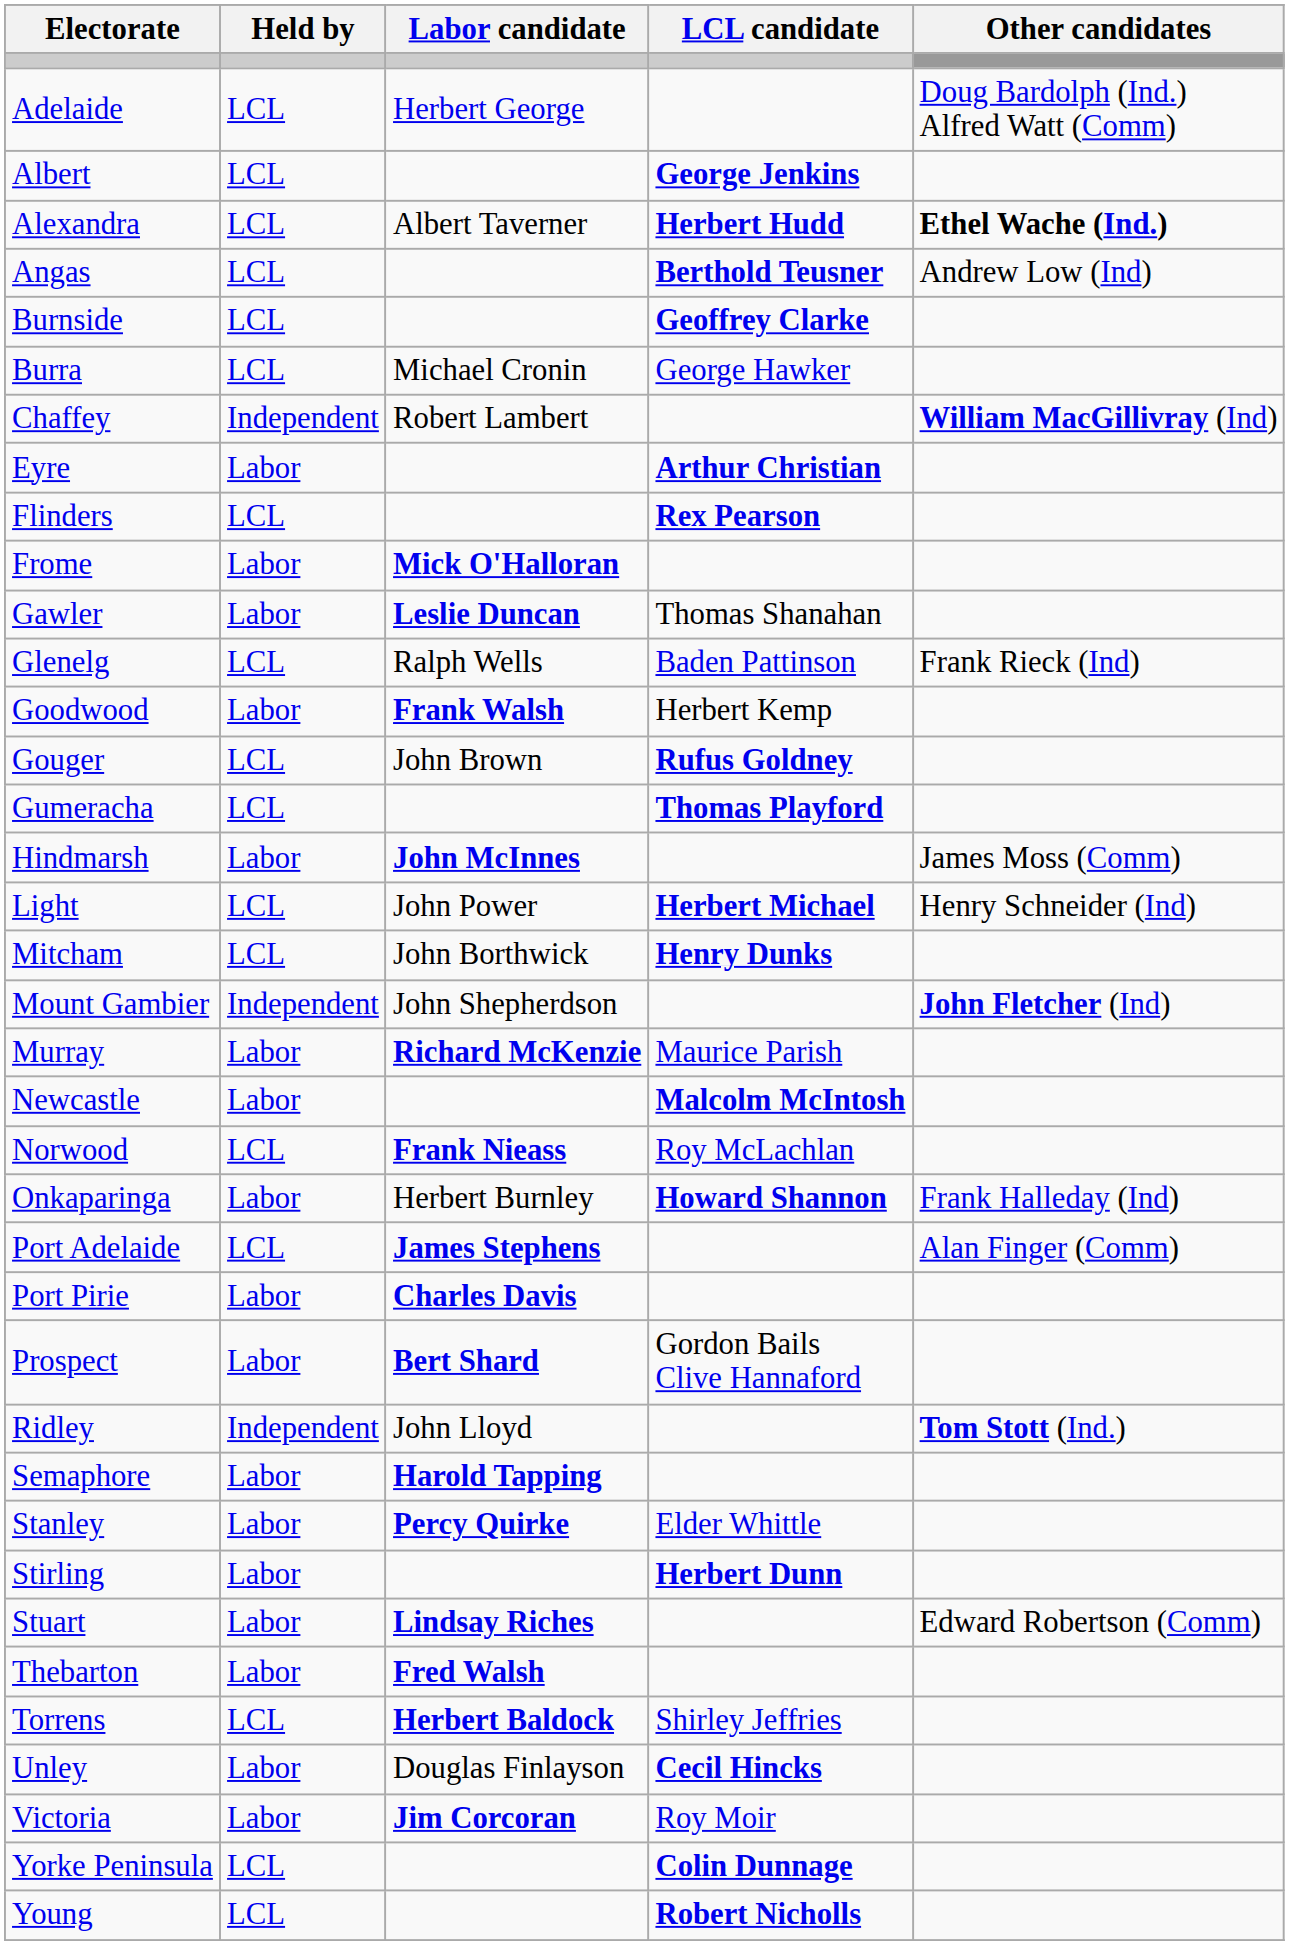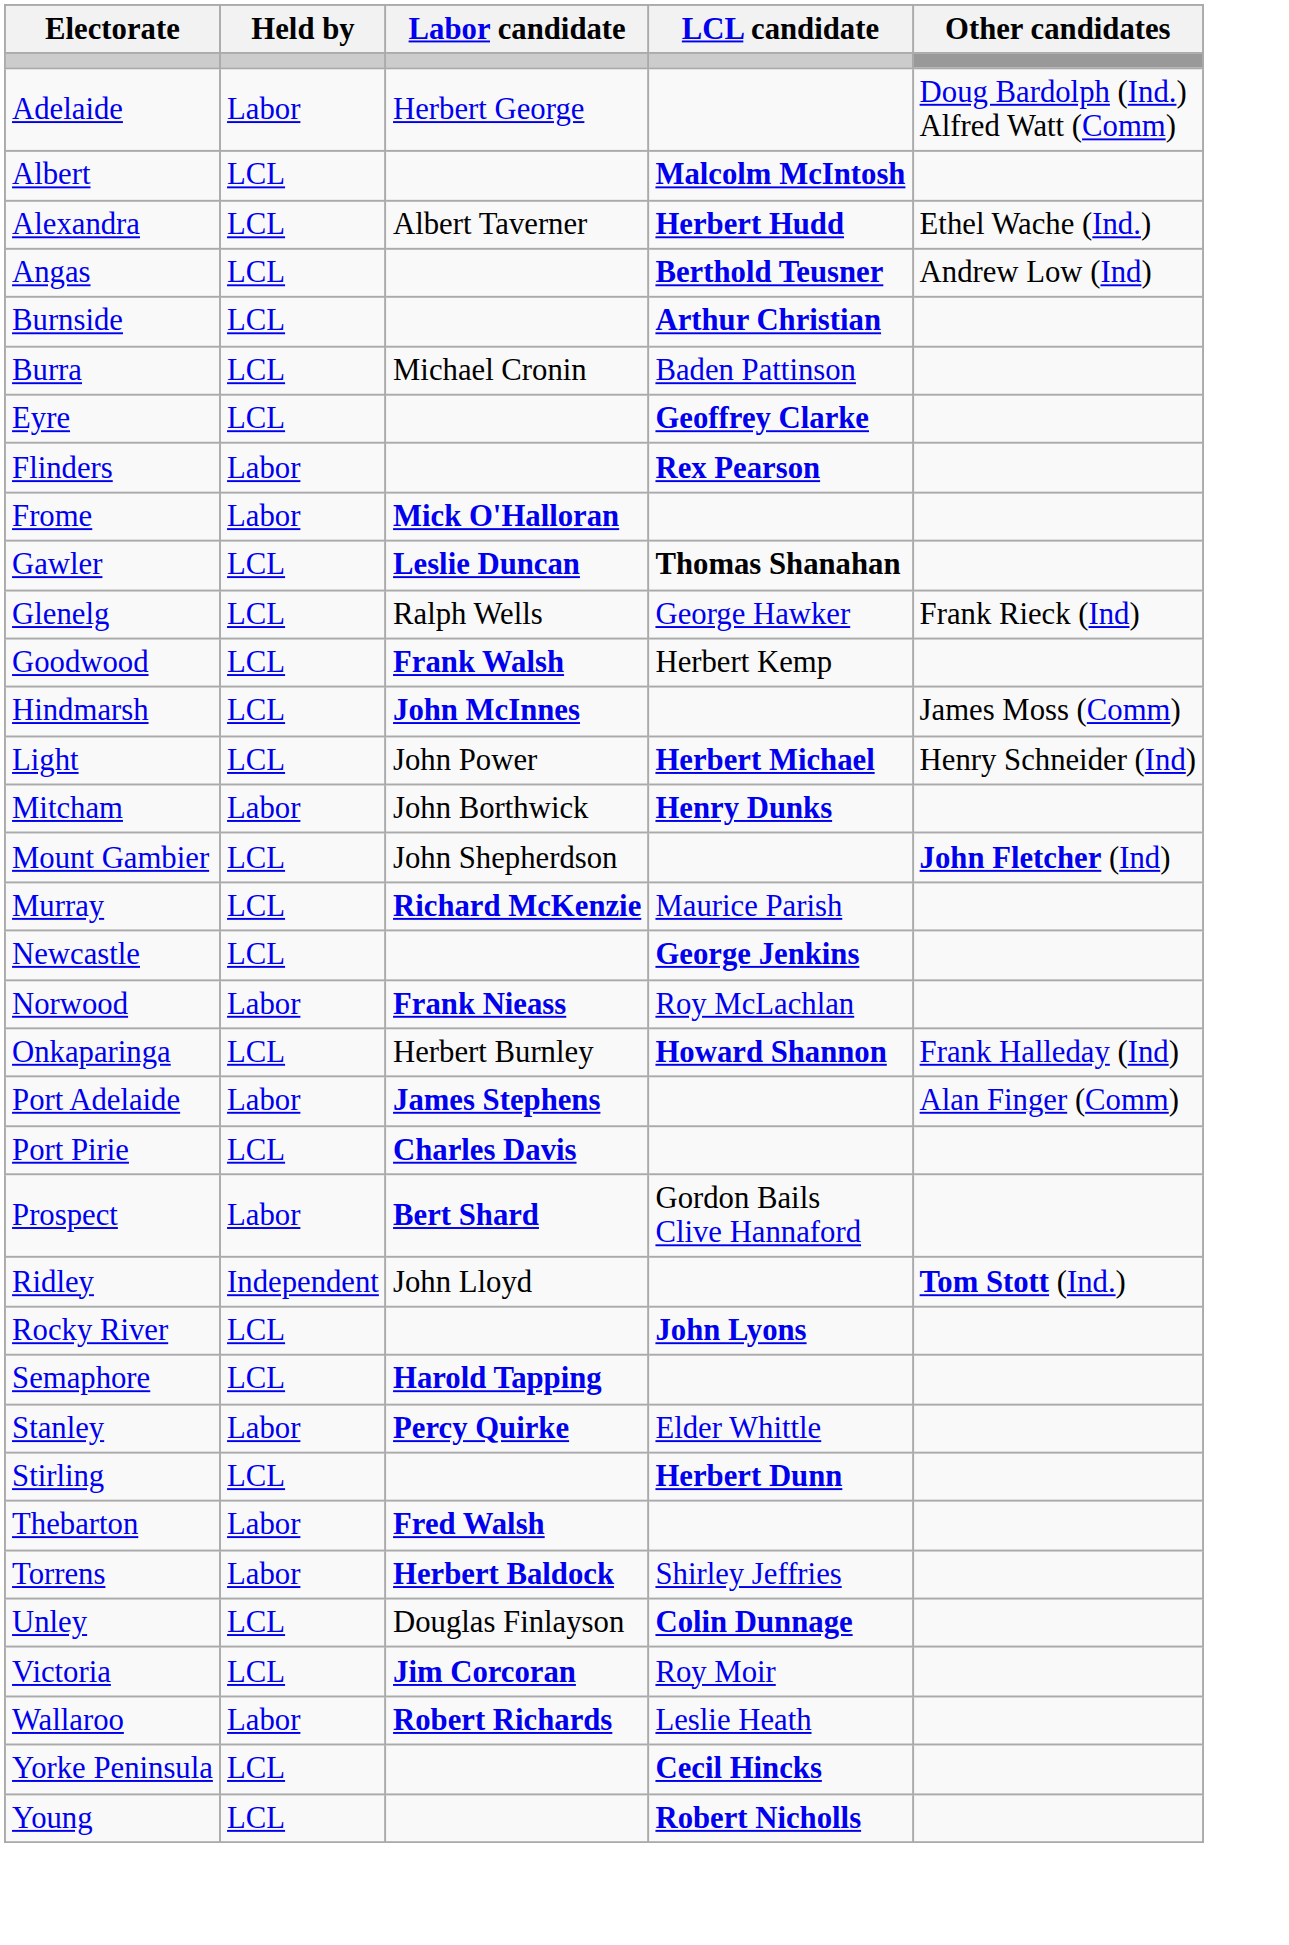(256, 109) LCL -> (264, 109) Labor
(757, 175) George Jenkins -> (780, 175) Malcolm McIntosh
(1044, 223) bold -> (1035, 223) normal
(762, 321) Geoffrey Clarke -> (768, 321) Arthur Christian
(753, 369) George Hawker -> (756, 369) Baden Pattinson
- row: (61, 418)
(264, 467) Labor -> (256, 418) LCL
(768, 467) Arthur Christian -> (762, 418) Geoffrey Clarke
(256, 516) LCL -> (264, 467) Labor
(264, 613) Labor -> (256, 564) LCL
(768, 613) normal -> (778, 564) bold
(756, 662) Baden Pattinson -> (753, 613) George Hawker
(264, 710) Labor -> (256, 662) LCL
- row: (58, 759)
- row: (83, 808)
(264, 857) Labor -> (256, 710) LCL
(256, 954) LCL -> (264, 808) Labor
(303, 1003) Independent -> (256, 857) LCL
(264, 1051) Labor -> (256, 905) LCL
(264, 1100) Labor -> (256, 954) LCL
(780, 1100) Malcolm McIntosh -> (757, 954) George Jenkins
(256, 1149) LCL -> (264, 1003) Labor
(264, 1198) Labor -> (256, 1051) LCL
(256, 1246) LCL -> (264, 1100) Labor
(264, 1295) Labor -> (256, 1149) LCL
+ row: (90, 1330)
(264, 1476) Labor -> (256, 1378) LCL
(264, 1573) Labor -> (256, 1476) LCL
- row: (49, 1622)
(256, 1719) LCL -> (264, 1573) Labor
(264, 1768) Labor -> (256, 1622) LCL
(739, 1768) Cecil Hincks -> (754, 1622) Colin Dunnage
(264, 1817) Labor -> (256, 1671) LCL
+ row: (68, 1719)
(754, 1866) Colin Dunnage -> (739, 1768) Cecil Hincks
